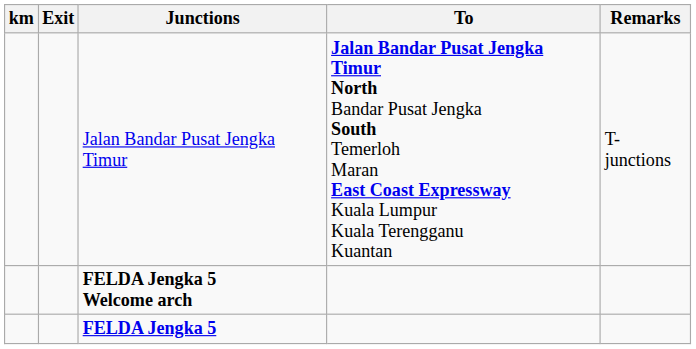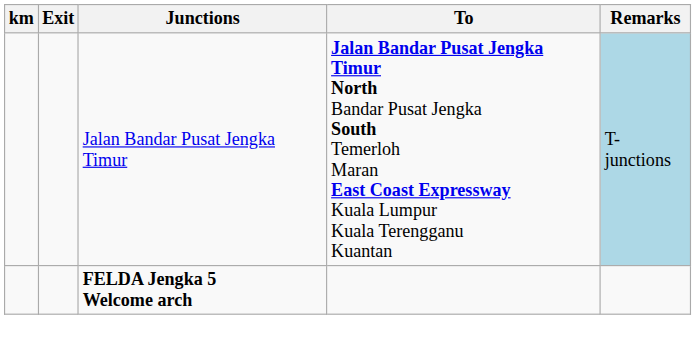(638, 149) no background -> (638, 149) lightblue background
- row: (149, 328)
